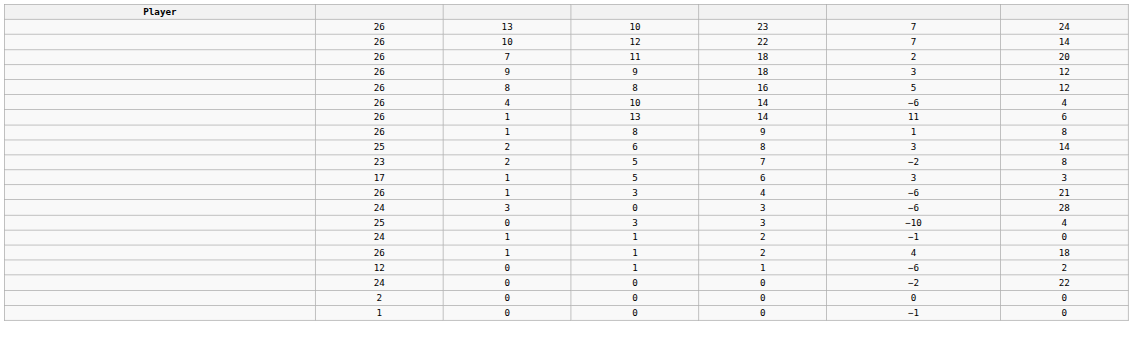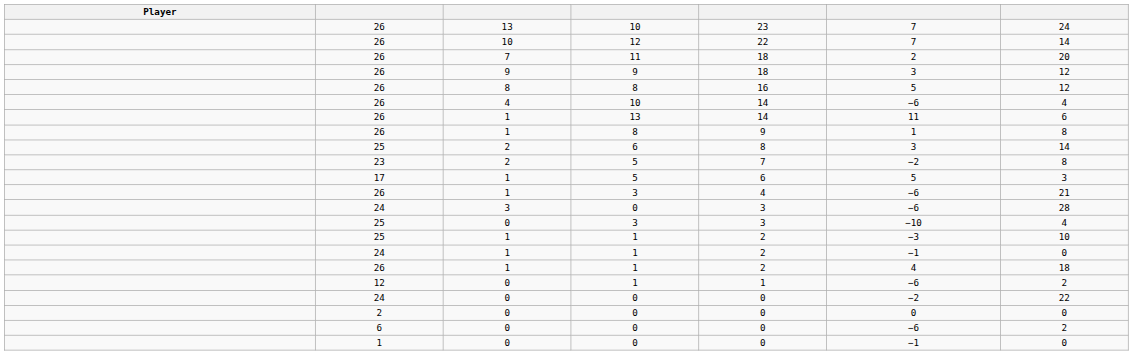(914, 177) 3 -> (914, 177) 5
+ row: (379, 238)
+ row: (379, 328)
